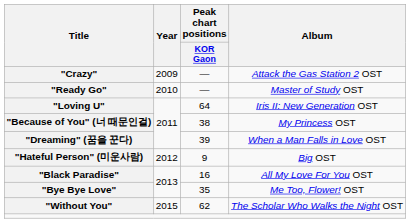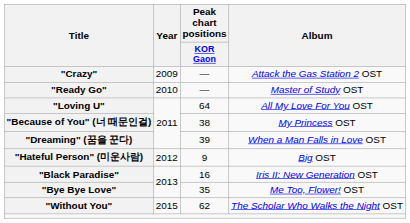(317, 105) Iris II: New Generation OST -> (317, 105) All My Love For You OST
(317, 174) All My Love For You OST -> (317, 174) Iris II: New Generation OST
